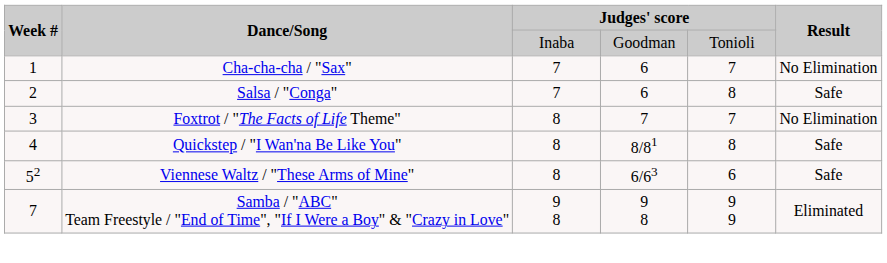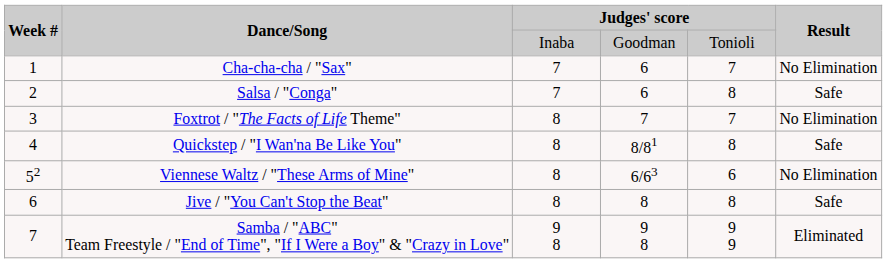(828, 175) Safe -> (828, 175) No Elimination
+ row: (287, 202)
